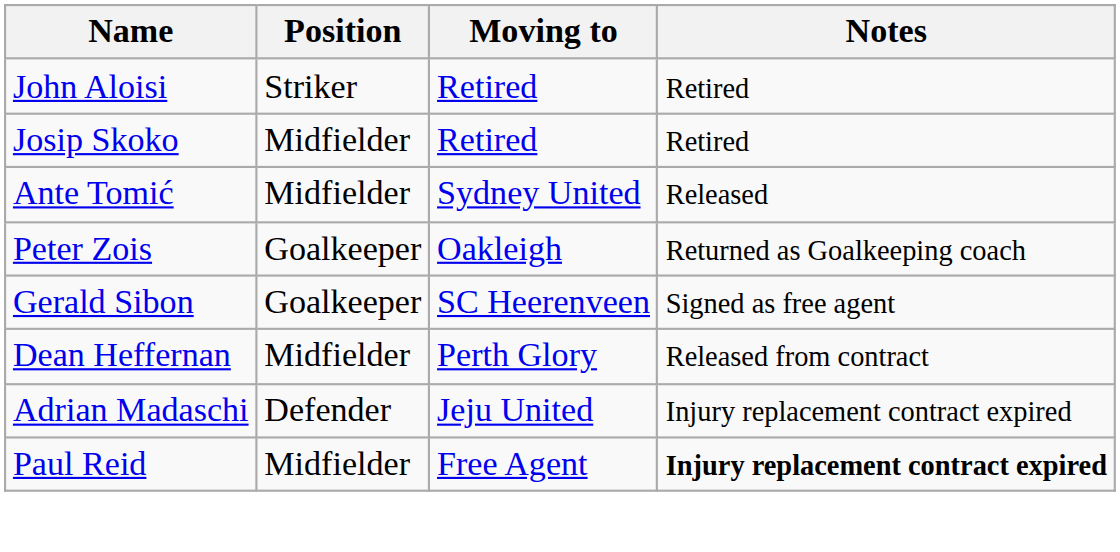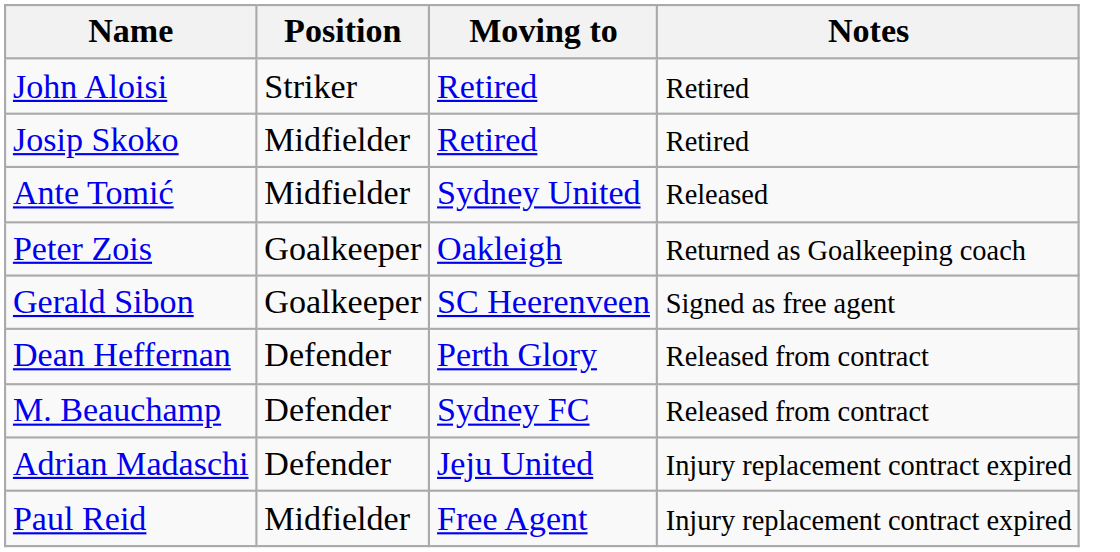(337, 355) Midfielder -> (328, 355) Defender
+ row: (117, 409)
(886, 463) bold -> (869, 520) normal
